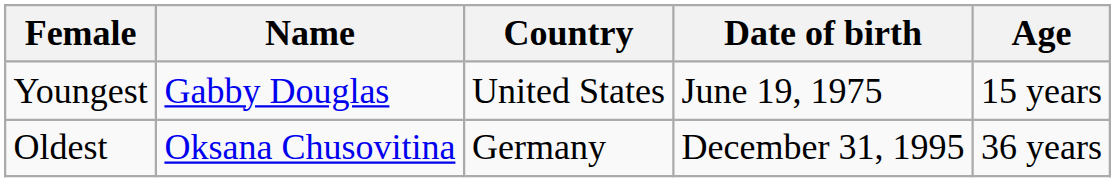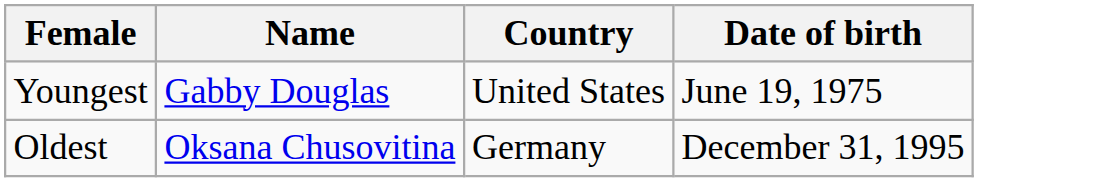- column: (1042, 33)
